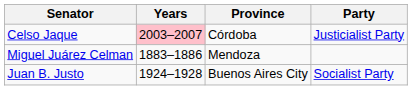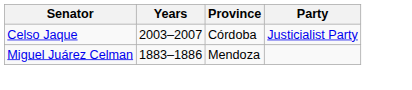(171, 34) pink background -> (171, 34) no background
- row: (46, 74)
